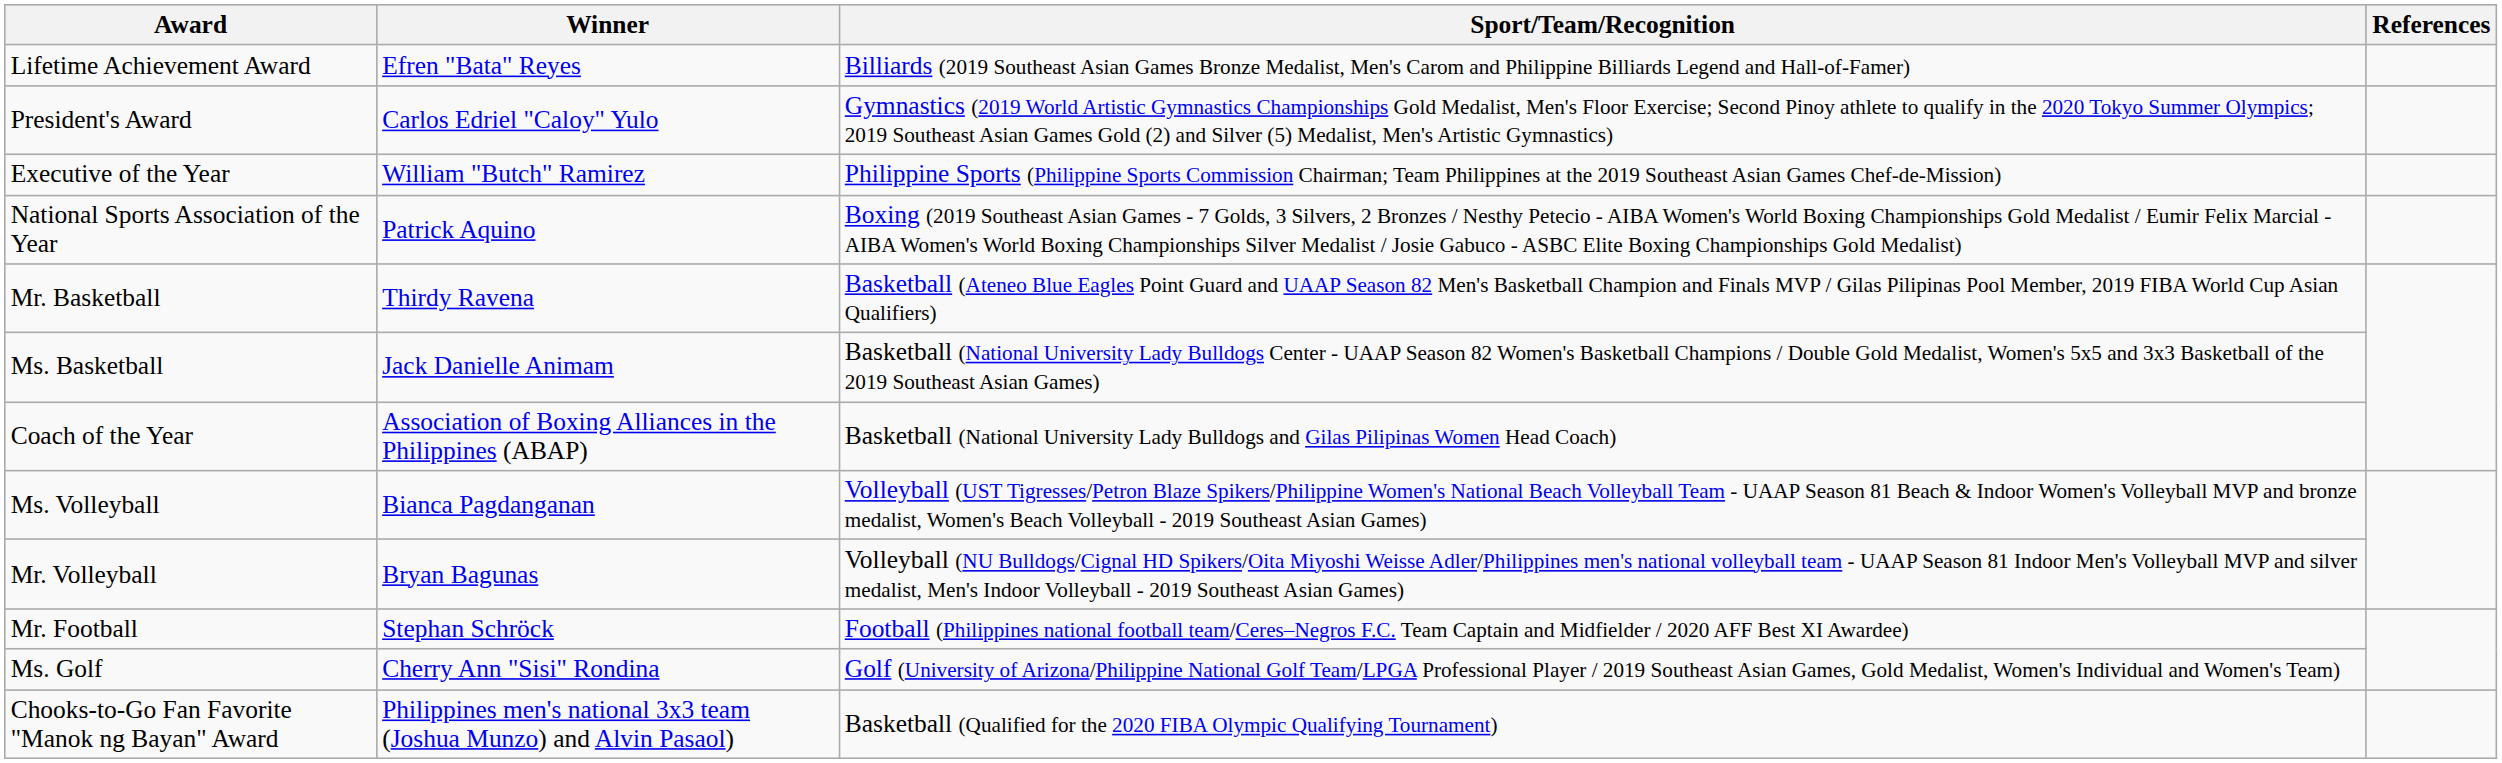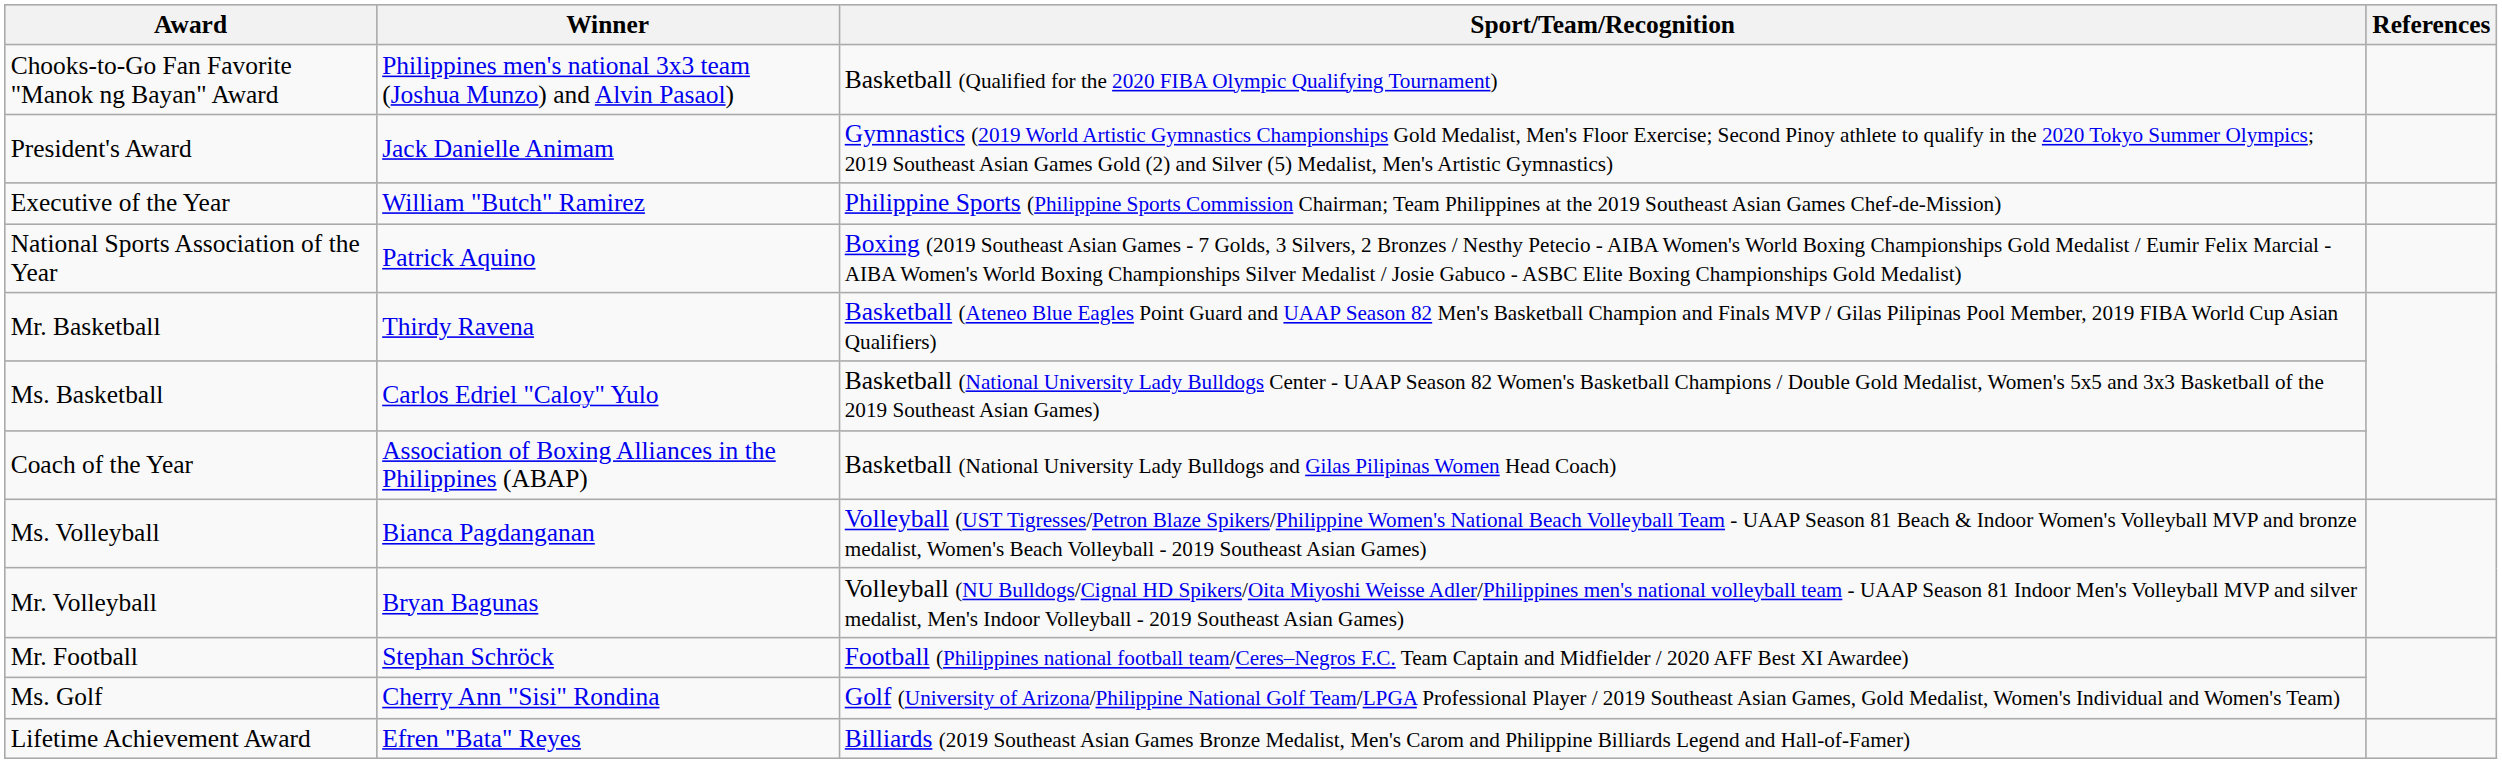rows swapped: (161, 65) <-> (151, 723)
(520, 119) Carlos Edriel "Caloy" Yulo -> (498, 148) Jack Danielle Animam
(498, 366) Jack Danielle Animam -> (520, 395) Carlos Edriel "Caloy" Yulo
